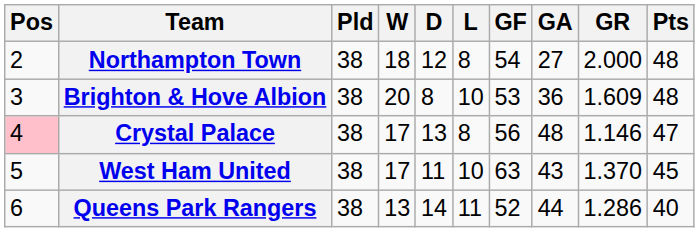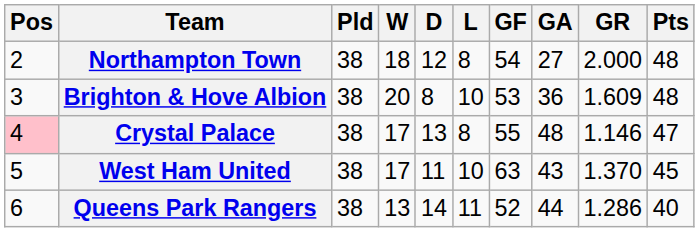(507, 134) 56 -> (507, 134) 55
